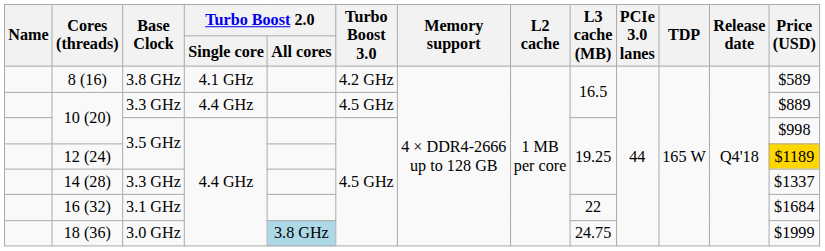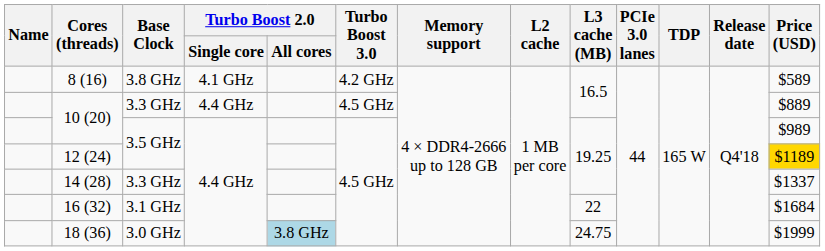(794, 130) $998 -> (794, 130) $989
